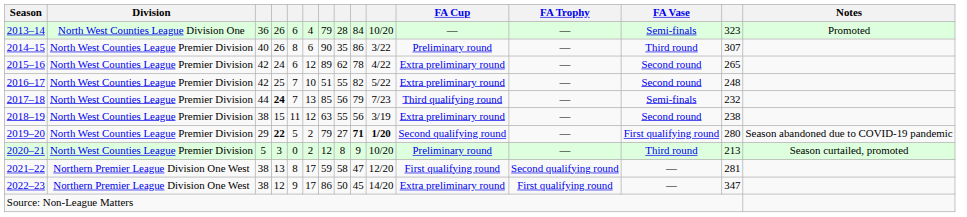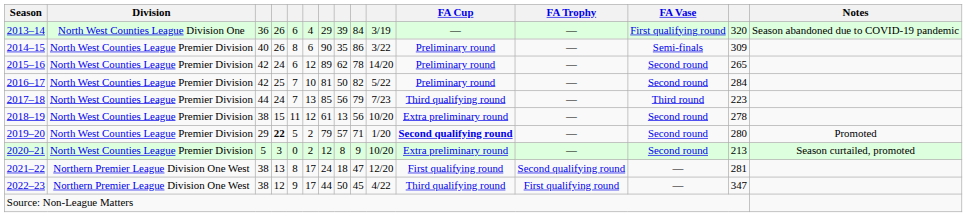(326, 30) 79 -> (326, 30) 29
(342, 30) 28 -> (342, 30) 39
(381, 30) 10/20 -> (381, 30) 3/19
(671, 30) Semi-finals -> (678, 30) First qualifying round
(732, 30) 323 -> (739, 30) 320
(849, 30) Promoted -> (856, 30) Season abandoned due to COVID-19 pandemic
(671, 47) Third round -> (678, 47) Semi-finals
(732, 47) 307 -> (739, 47) 309
(381, 64) 4/22 -> (381, 64) 14/20
(452, 64) Extra preliminary round -> (456, 64) Preliminary round
(326, 82) 51 -> (326, 82) 81
(342, 82) 55 -> (342, 82) 50
(452, 82) Extra preliminary round -> (456, 82) Preliminary round
(732, 82) 248 -> (739, 82) 284
(279, 99) bold -> (279, 99) normal
(671, 99) Semi-finals -> (678, 99) Third round
(732, 99) 232 -> (739, 99) 223
(326, 116) 63 -> (326, 116) 61
(342, 116) 55 -> (342, 116) 13
(381, 116) 3/19 -> (381, 116) 10/20
(732, 116) 238 -> (739, 116) 278
(342, 133) 27 -> (342, 133) 57
(358, 133) bold -> (358, 133) normal
(381, 133) bold -> (381, 133) normal
(452, 133) normal -> (456, 133) bold
(671, 133) First qualifying round -> (678, 133) Second round
(849, 133) Season abandoned due to COVID-19 pandemic -> (856, 133) Promoted
(452, 151) Preliminary round -> (456, 151) Extra preliminary round
(671, 151) Third round -> (678, 151) Second round
(326, 168) 59 -> (326, 168) 24
(342, 168) 58 -> (342, 168) 18
(326, 185) 86 -> (326, 185) 44
(381, 185) 14/20 -> (381, 185) 4/22
(452, 185) Extra preliminary round -> (456, 185) Third qualifying round
